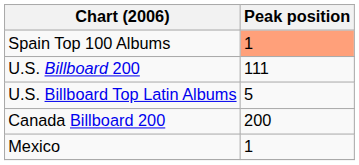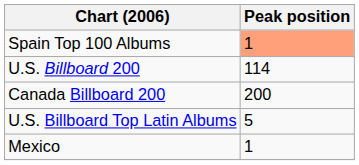(257, 69) 111 -> (257, 69) 114
rows swapped: (122, 95) <-> (87, 120)
